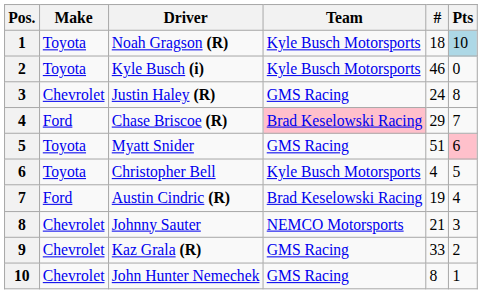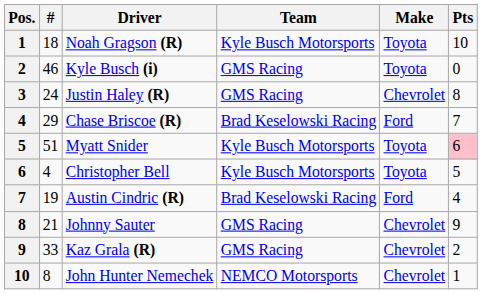columns swapped: (437, 17) <-> (74, 17)
(460, 43) lightblue background -> (460, 43) no background
(344, 69) Kyle Busch Motorsports -> (262, 69) GMS Racing
(345, 120) pink background -> (298, 120) no background
(308, 146) GMS Racing -> (298, 146) Kyle Busch Motorsports
(335, 224) NEMCO Motorsports -> (262, 224) GMS Racing
(456, 224) 3 -> (456, 224) 9
(308, 275) GMS Racing -> (289, 275) NEMCO Motorsports
